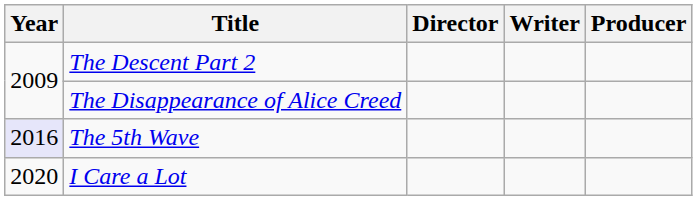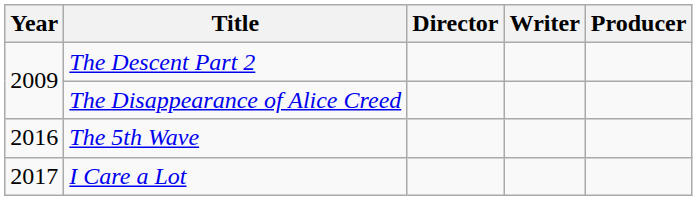(34, 137) lavender background -> (34, 137) no background
(34, 175) 2020 -> (34, 175) 2017
